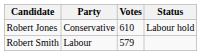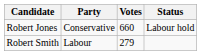(127, 27) 610 -> (127, 27) 660
(127, 43) 579 -> (127, 43) 279
